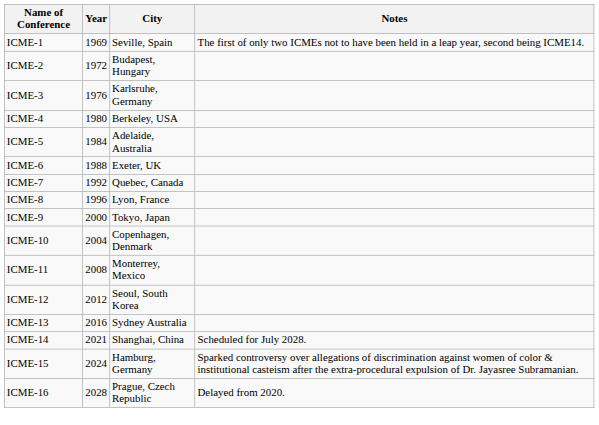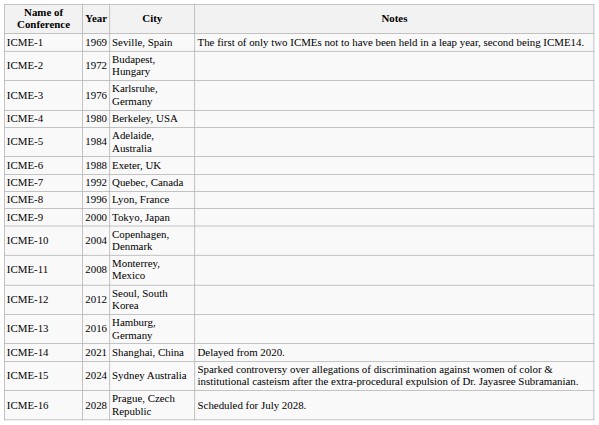(149, 323) Sydney Australia -> (134, 329) Hamburg, Germany
(252, 340) Scheduled for July 2028. -> (241, 352) Delayed from 2020.
(134, 363) Hamburg, Germany -> (149, 375) Sydney Australia
(241, 393) Delayed from 2020. -> (252, 405) Scheduled for July 2028.
